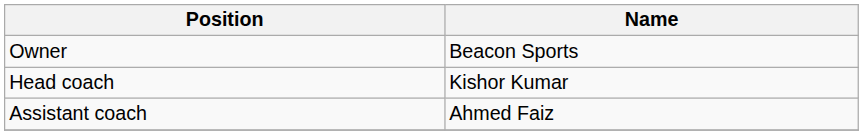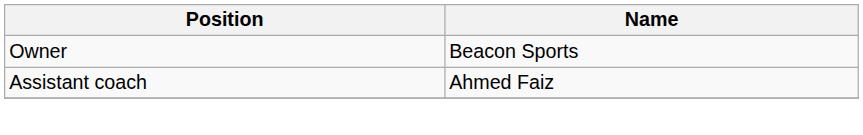- row: (62, 82)
